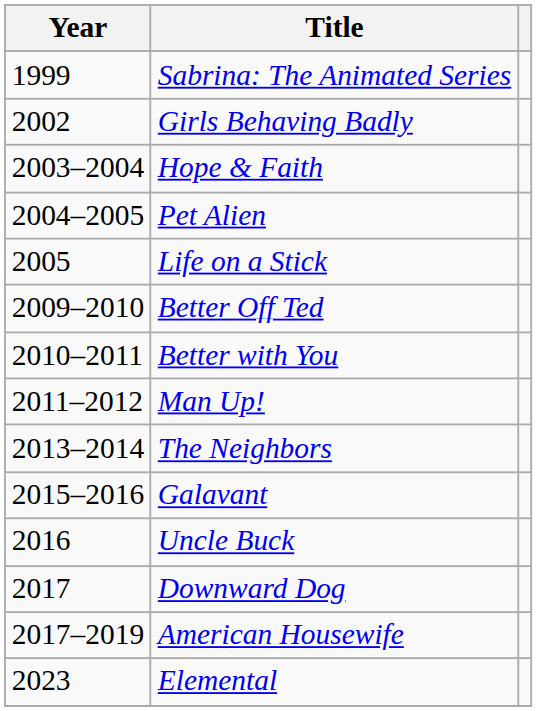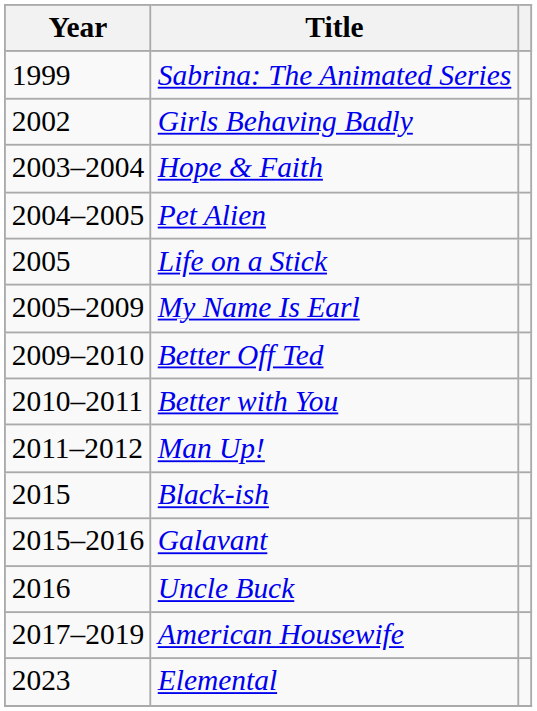+ row: (259, 307)
- row: (245, 448)
+ row: (213, 494)
- row: (252, 588)
